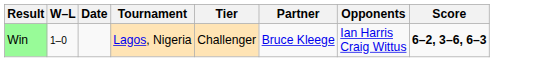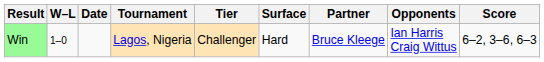+ column: (284, 14)
(449, 40) bold -> (499, 40) normal
